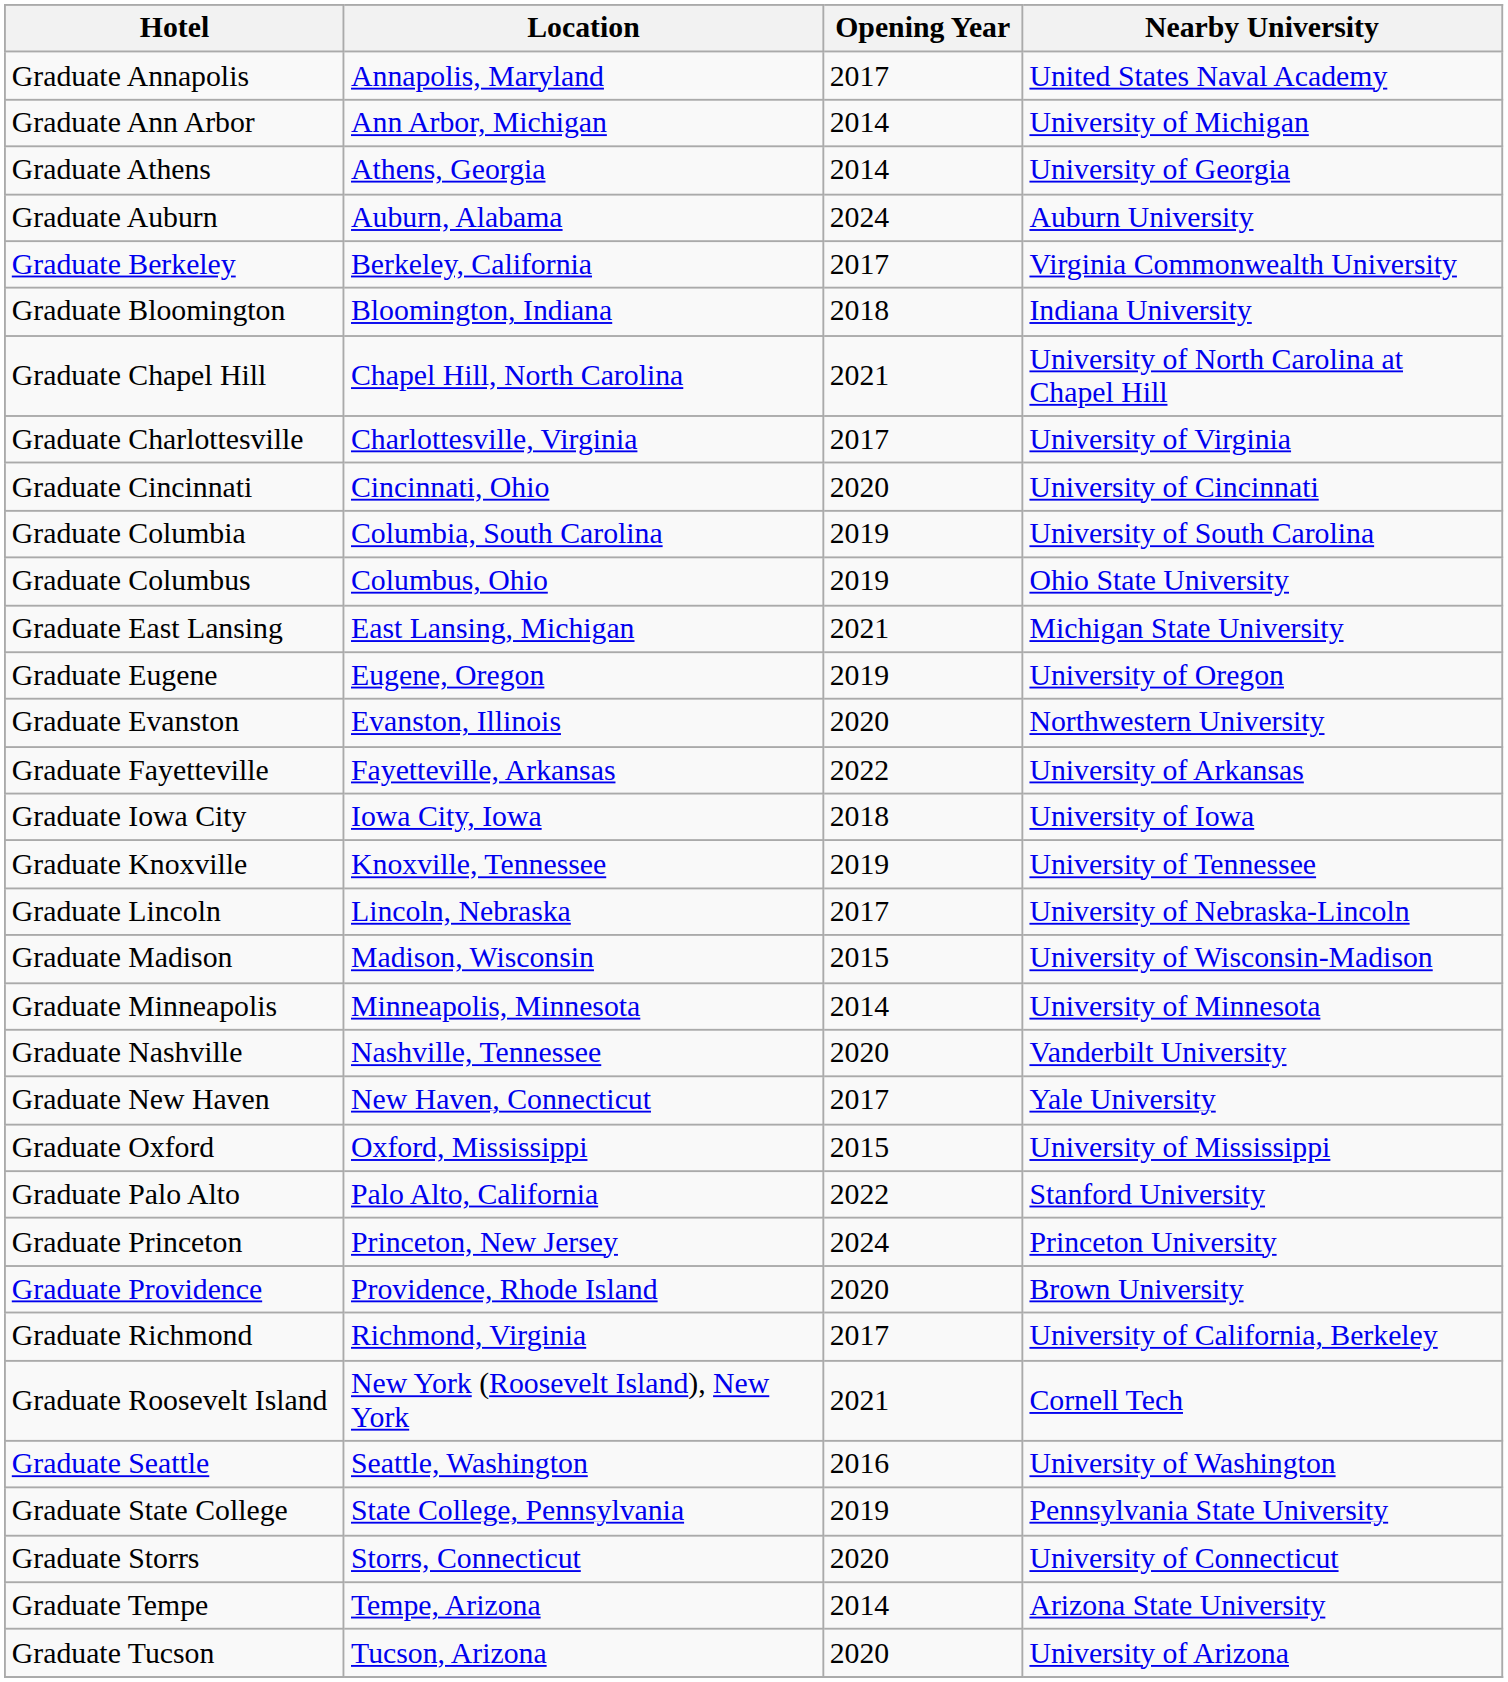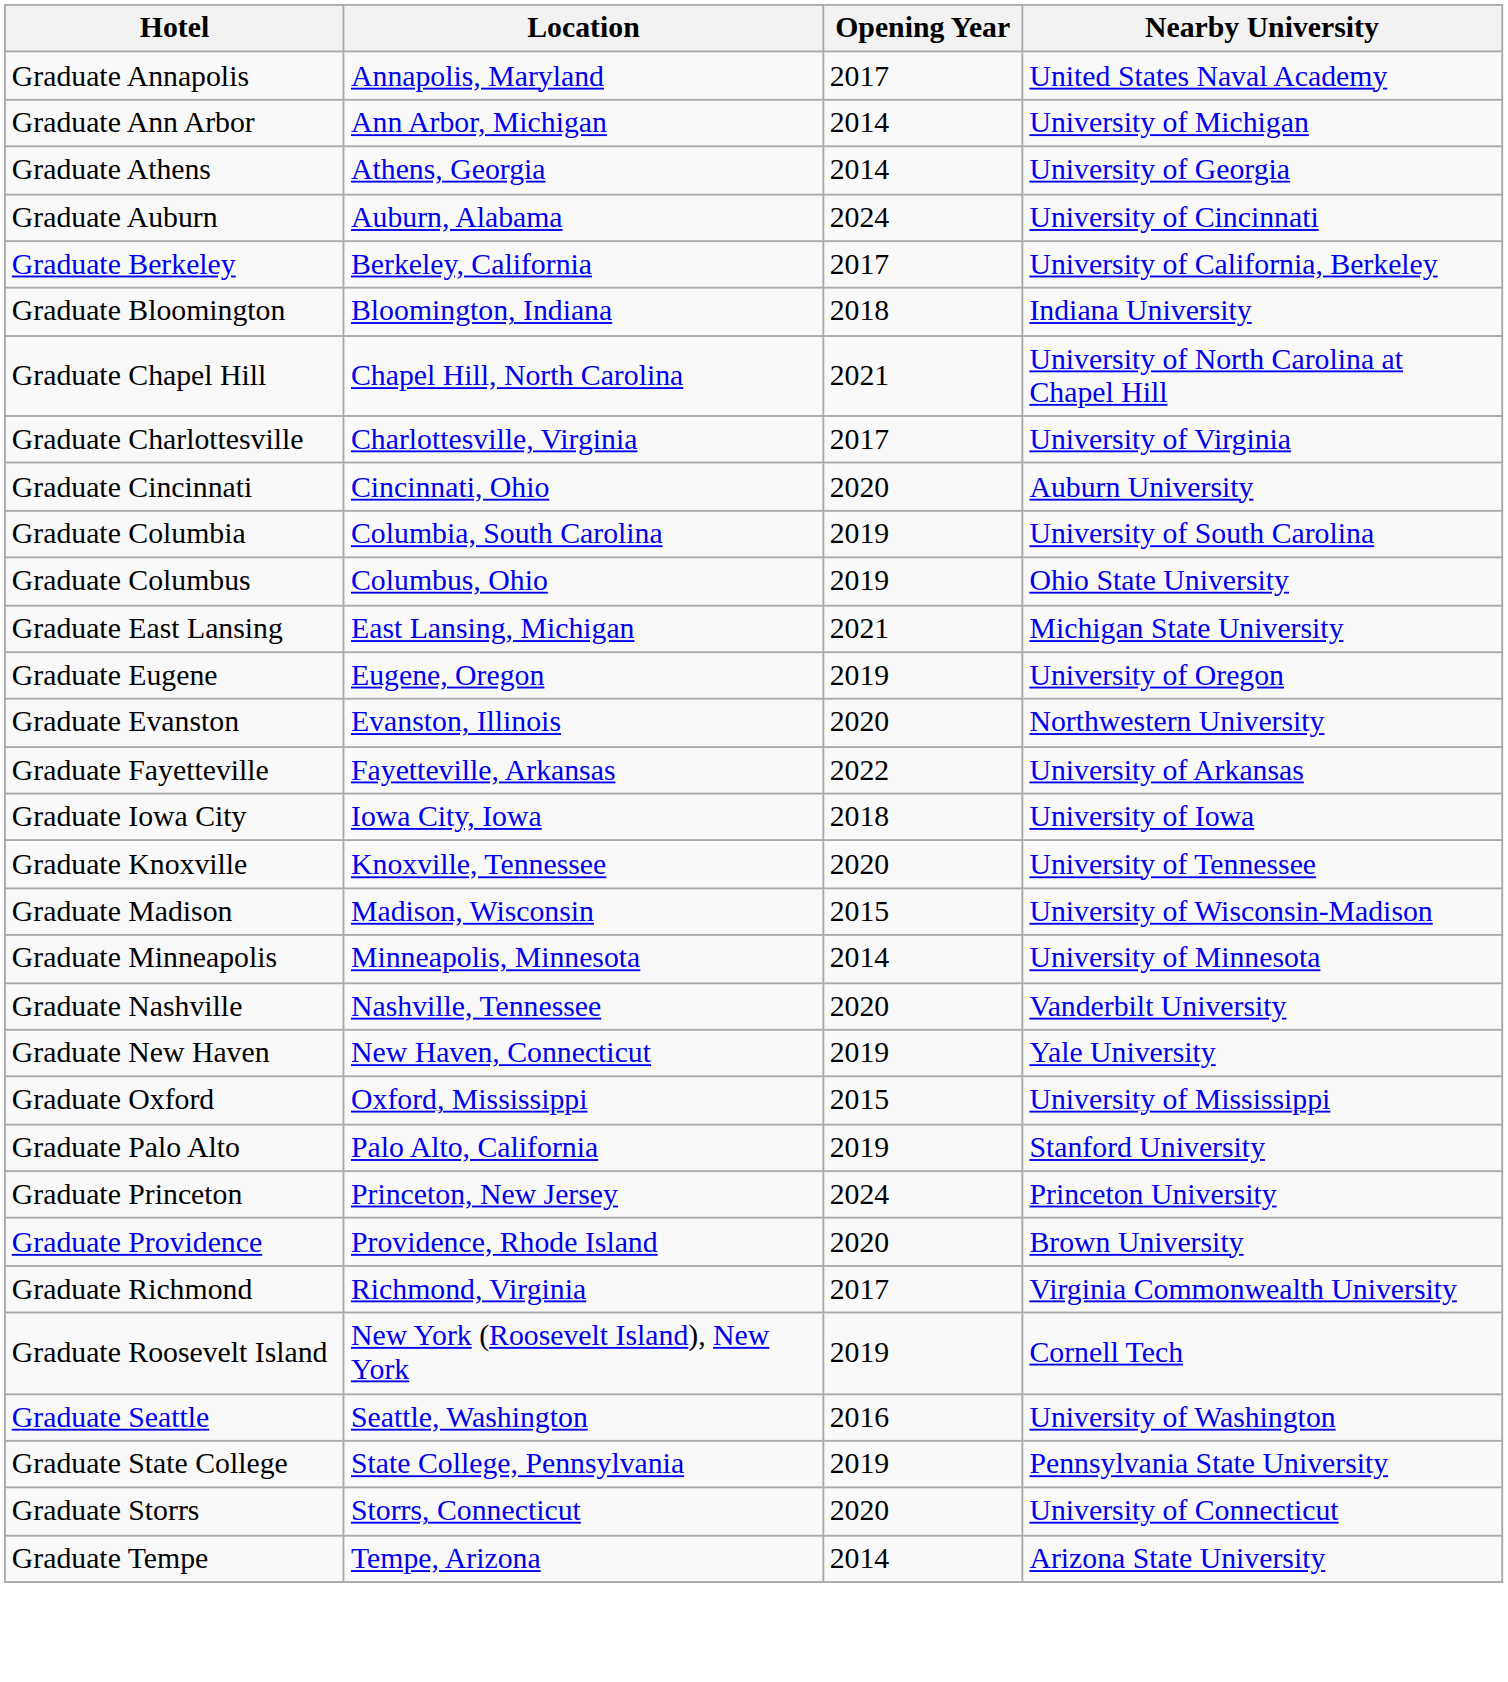(1141, 216) Auburn University -> (1174, 216) University of Cincinnati
(1243, 264) Virginia Commonwealth University -> (1234, 264) University of California, Berkeley
(1174, 486) University of Cincinnati -> (1141, 486) Auburn University
(859, 863) 2019 -> (859, 863) 2020
- row: (116, 911)
(859, 1099) 2017 -> (859, 1052) 2019
(859, 1194) 2022 -> (859, 1147) 2019
(1234, 1335) University of California, Berkeley -> (1243, 1288) Virginia Commonwealth University
(859, 1399) 2021 -> (859, 1352) 2019
- row: (113, 1652)
